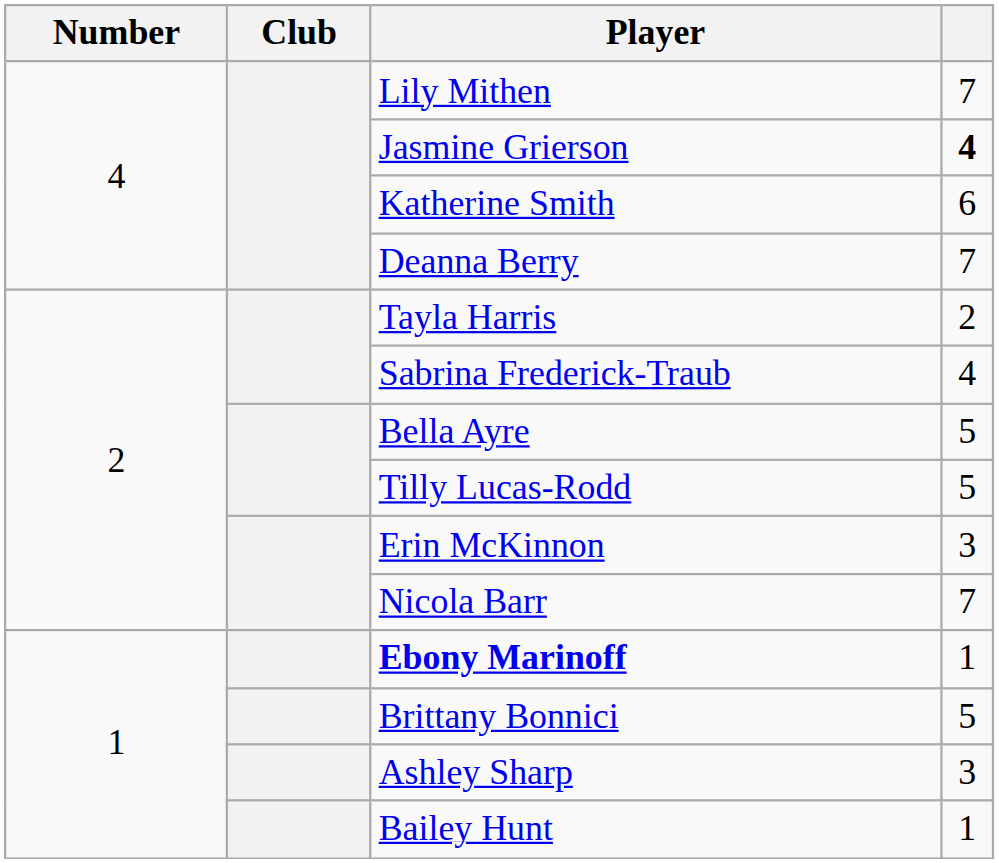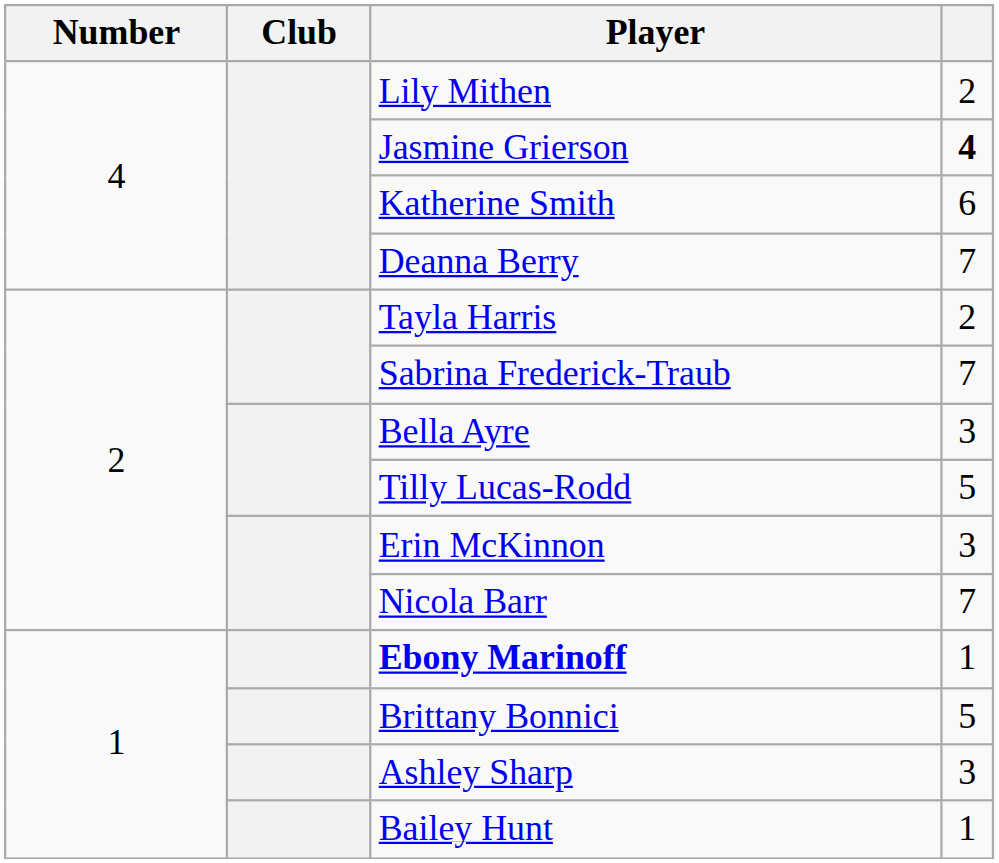(967, 89) 7 -> (967, 89) 2
(967, 373) 4 -> (967, 373) 7
(967, 430) 5 -> (967, 430) 3
